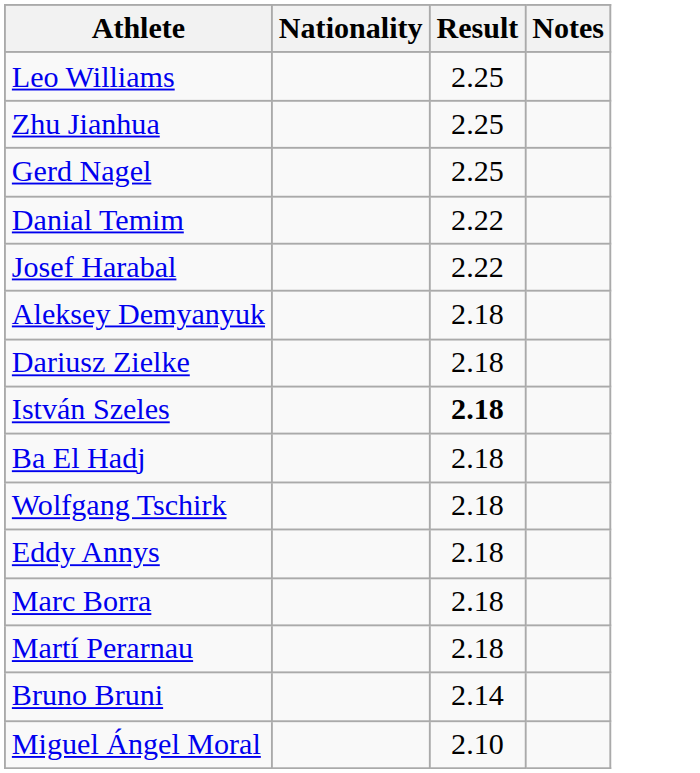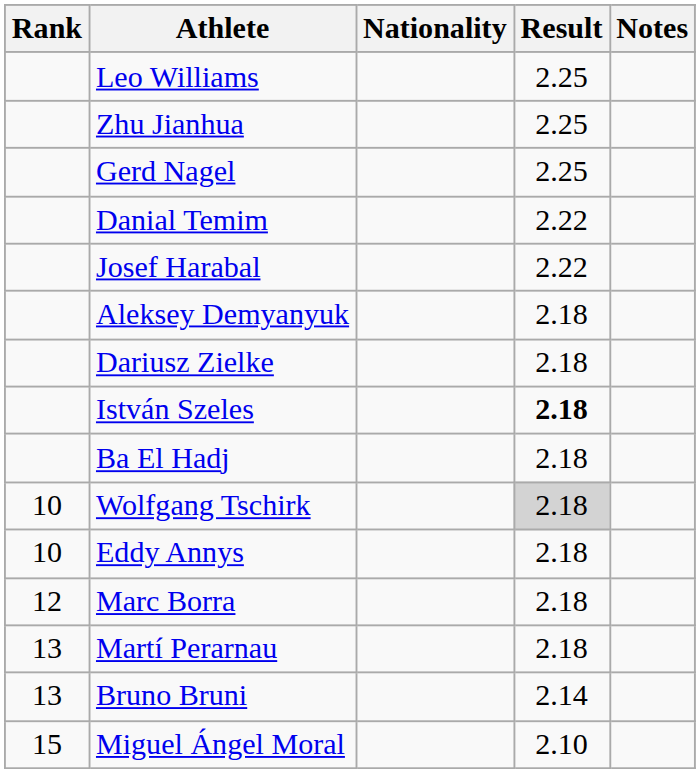+ column: (47, 28)
(477, 505) no background -> (562, 505) lightgrey background
